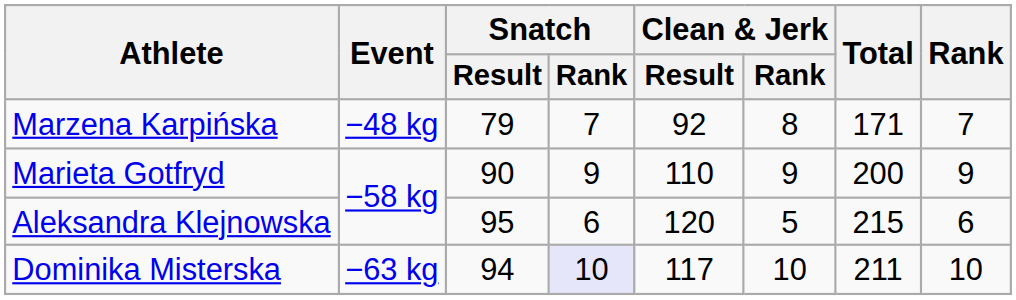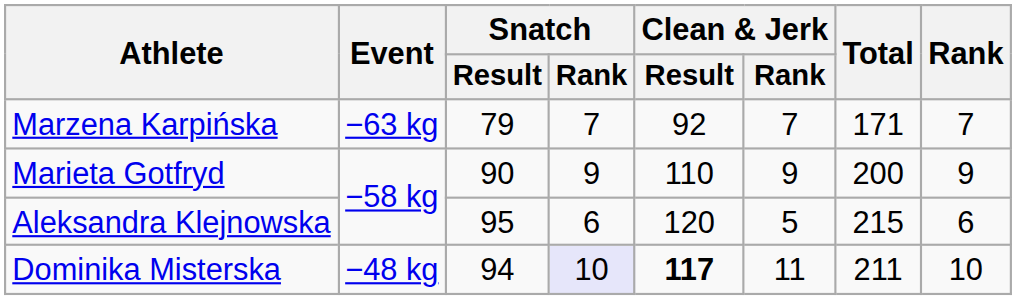(392, 124) −48 kg -> (392, 124) −63 kg
(790, 124) 8 -> (790, 124) 7
(392, 270) −63 kg -> (392, 270) −48 kg
(689, 270) normal -> (689, 270) bold
(790, 270) 10 -> (790, 270) 11
